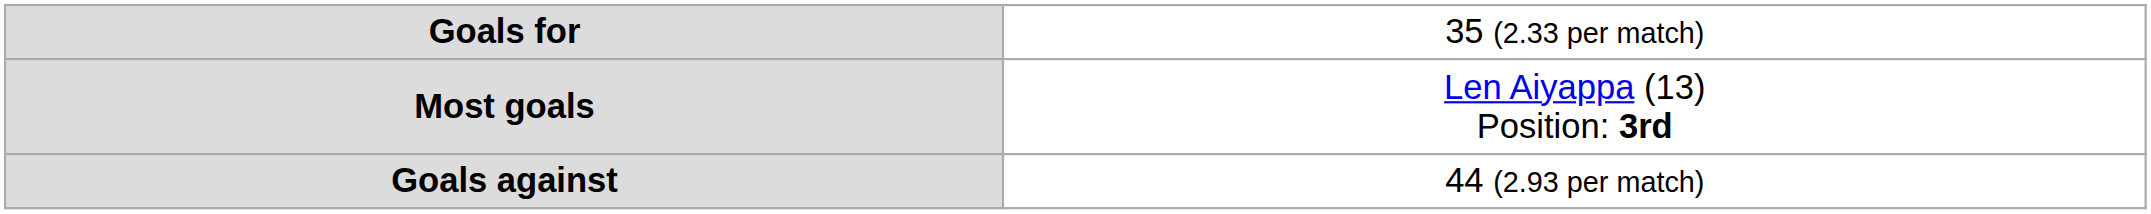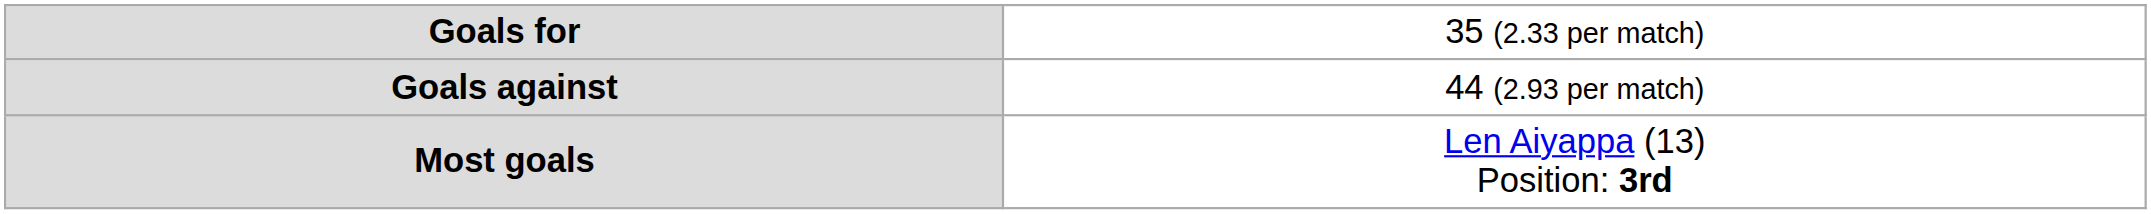rows swapped: (504, 180) <-> (504, 106)
